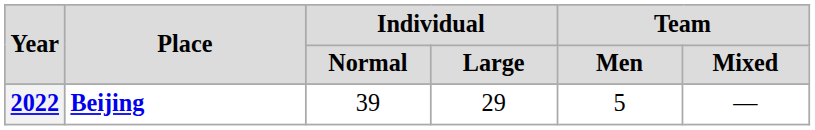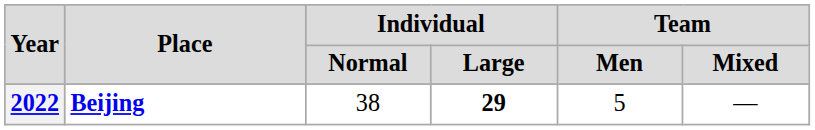(368, 103) 39 -> (368, 103) 38
(494, 103) normal -> (494, 103) bold
